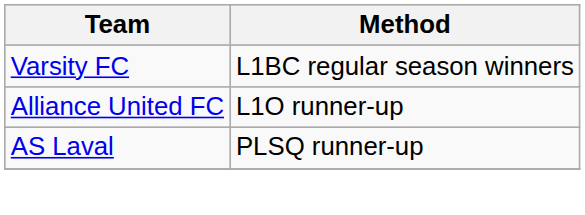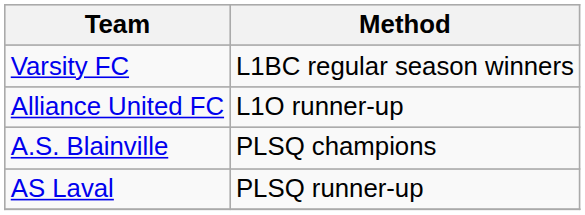+ row: (89, 147)
